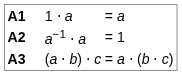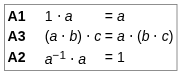rows swapped: (65, 37) <-> (73, 59)
